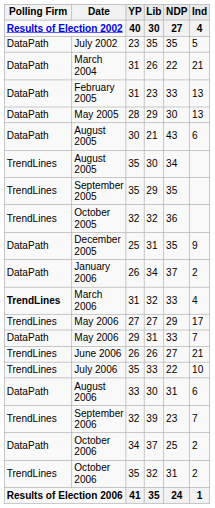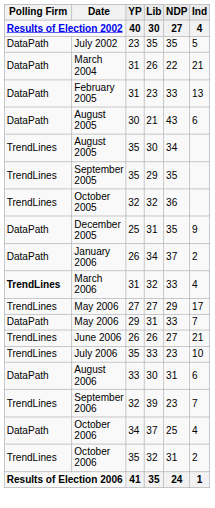- row: (96, 115)
(172, 370) 22 -> (172, 354) 23
(195, 446) 2 -> (195, 430) 4
